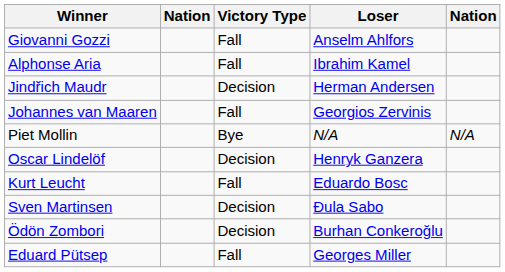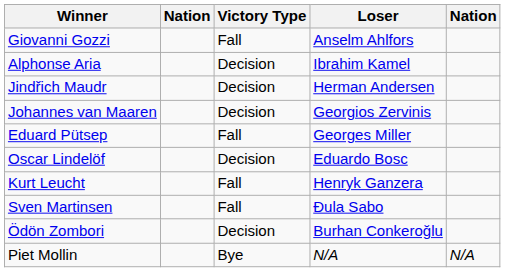(230, 64) Fall -> (246, 64) Decision
(230, 111) Fall -> (246, 111) Decision
rows swapped: (58, 254) <-> (43, 135)
(368, 159) Henryk Ganzera -> (360, 159) Eduardo Bosc
(360, 183) Eduardo Bosc -> (368, 183) Henryk Ganzera
(246, 207) Decision -> (230, 207) Fall
